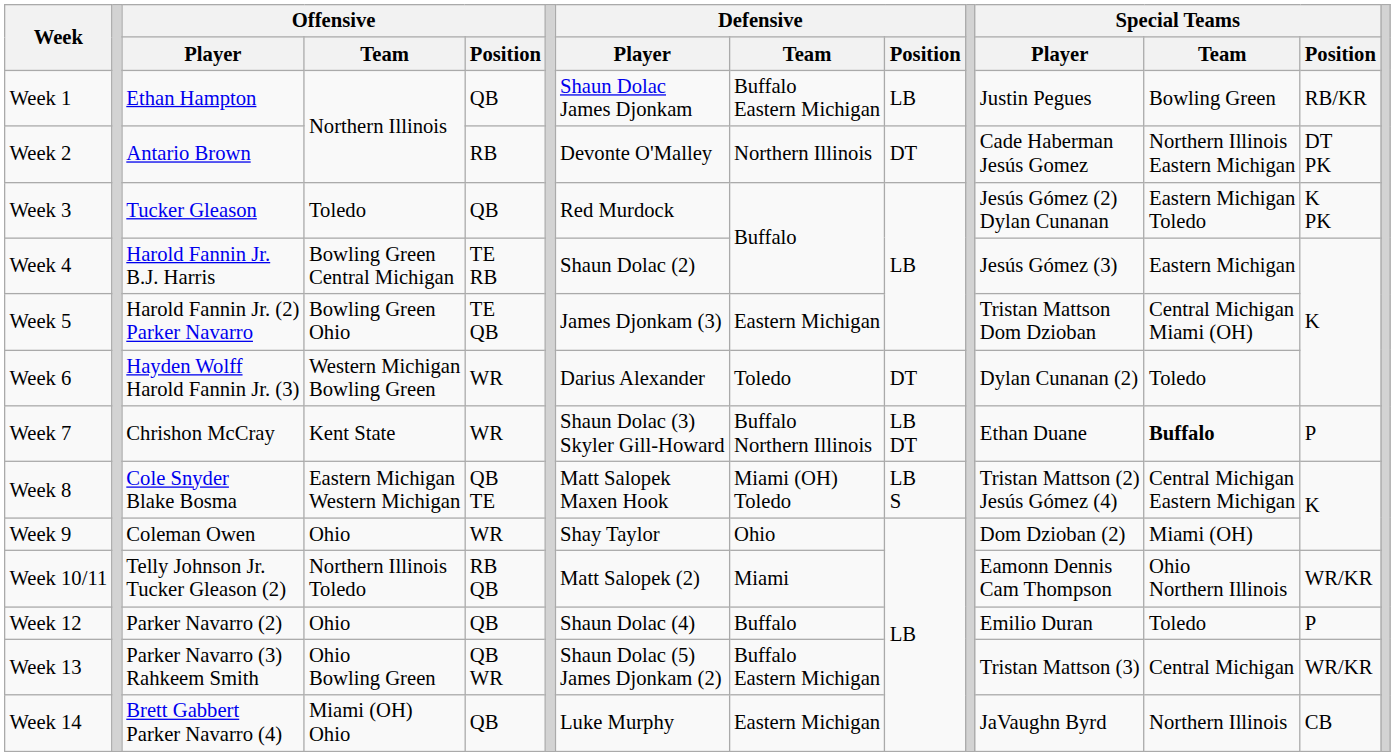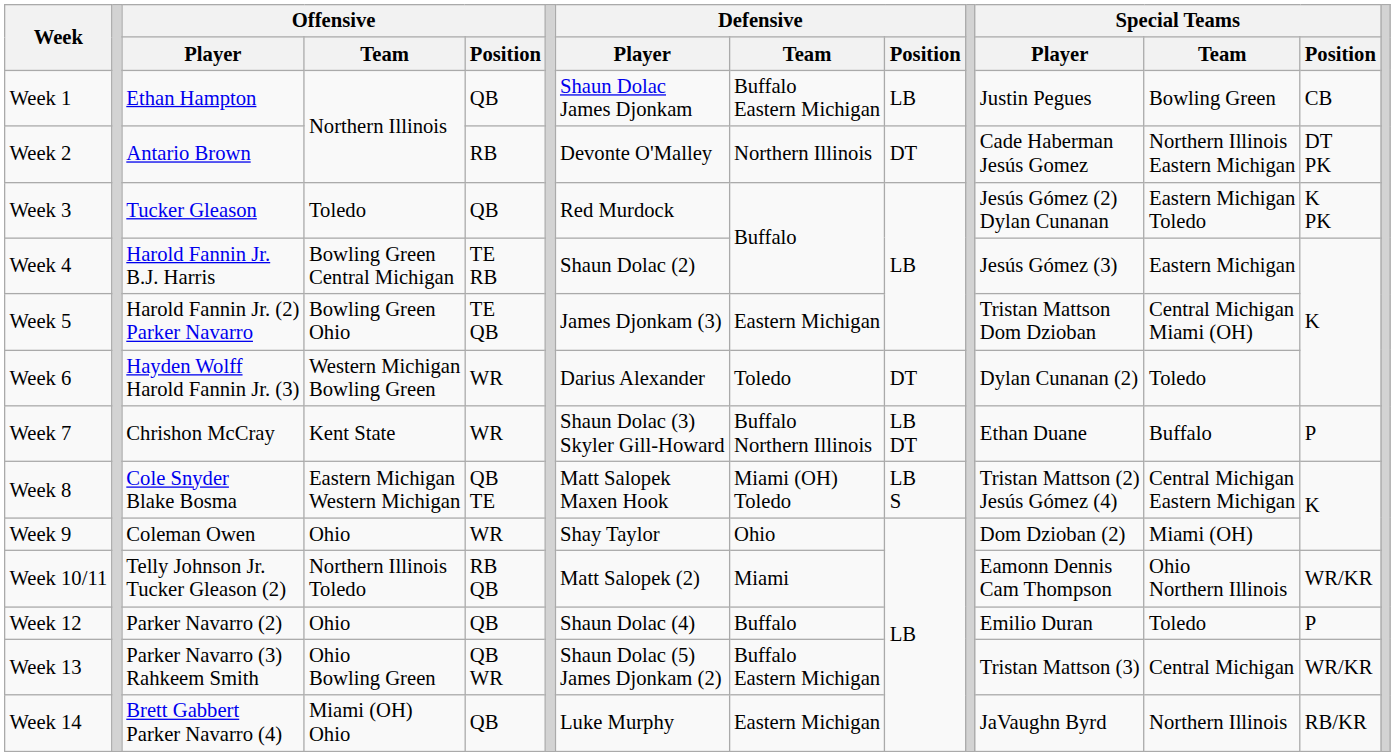(1336, 97) RB/KR -> (1319, 97) CB
(1182, 433) bold -> (1180, 433) normal
(1319, 722) CB -> (1336, 722) RB/KR
